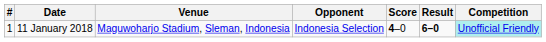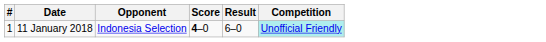- column: (194, 12)
(430, 28) bold -> (233, 28) normal
